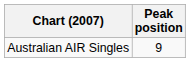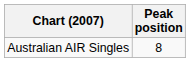(159, 47) 9 -> (159, 47) 8
